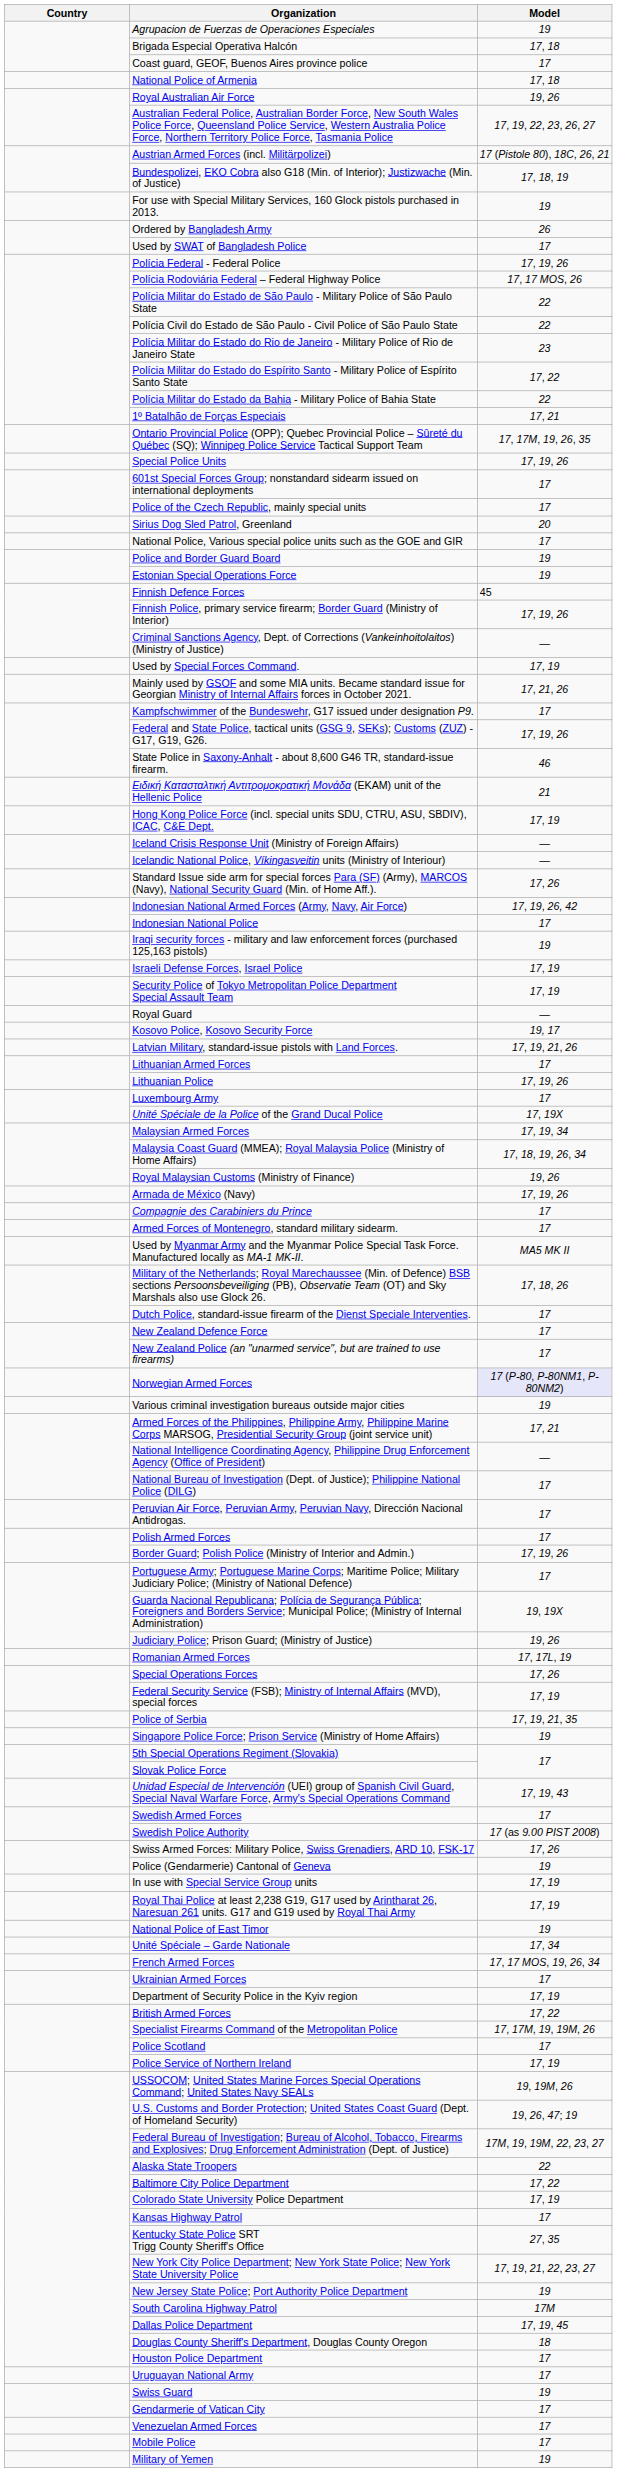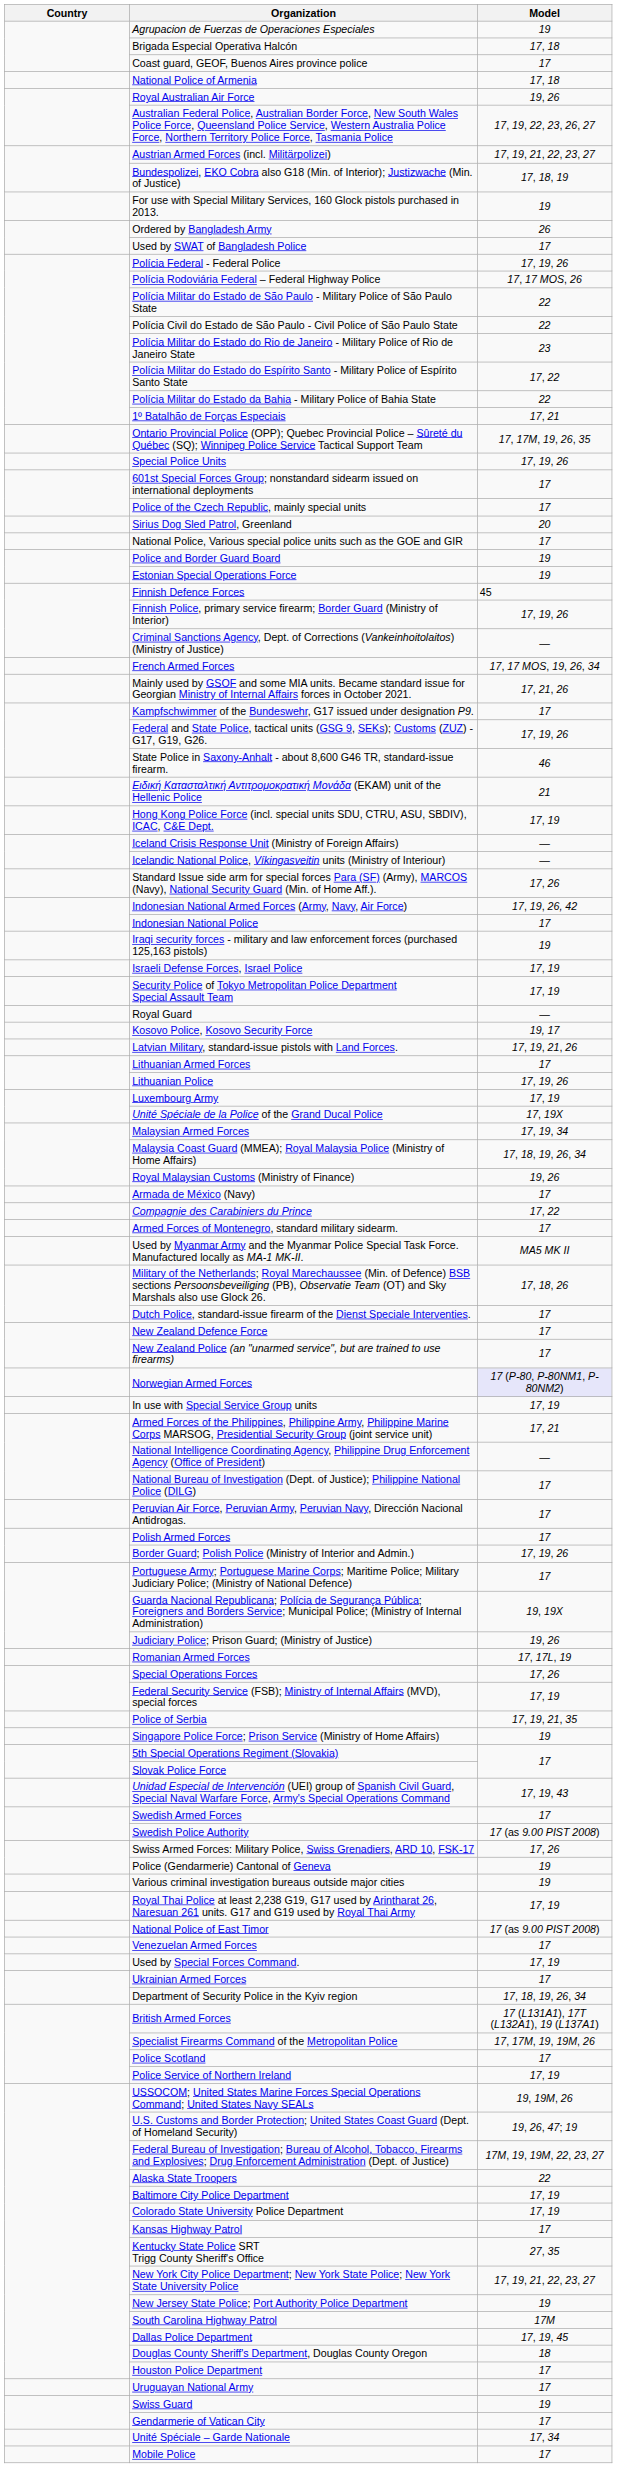(545, 155) 17 (Pistole 80), 18C, 26, 21 -> (545, 155) 17, 19, 21, 22, 23, 27
rows swapped: (183, 1962) <-> (216, 666)
(545, 1098) 17 -> (545, 1098) 17, 19
(545, 1194) 17, 19, 26 -> (545, 1194) 17
(545, 1211) 17 -> (545, 1211) 17, 22
rows swapped: (225, 1883) <-> (268, 1405)
(545, 1929) 19 -> (545, 1929) 17 (as 9.00 PIST 2008)
rows swapped: (211, 1945) <-> (195, 2426)
(545, 1996) 17, 19 -> (545, 1996) 17, 18, 19, 26, 34
(545, 2013) 17, 22 -> (545, 2019) 17 (L131A1), 17T (L132A1), 19 (L137A1)
(545, 2183) 17, 22 -> (545, 2195) 17, 19
- row: (173, 2460)
